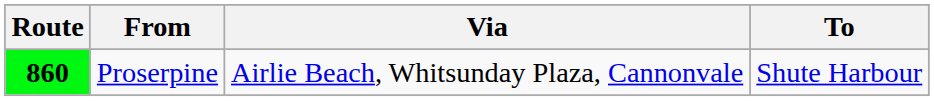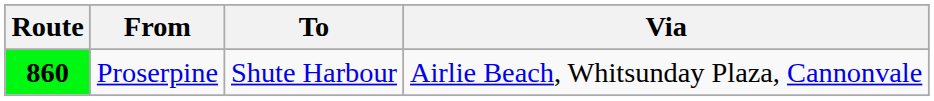columns swapped: (839, 26) <-> (487, 26)
